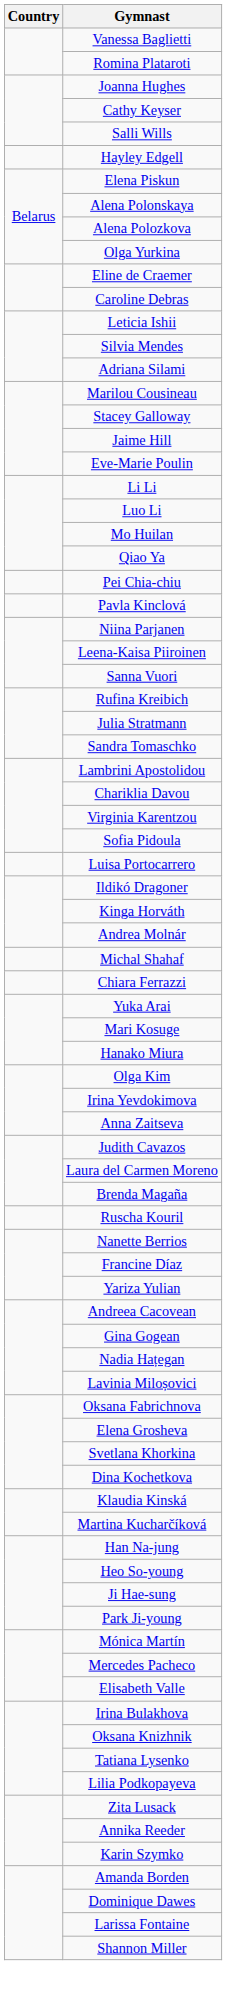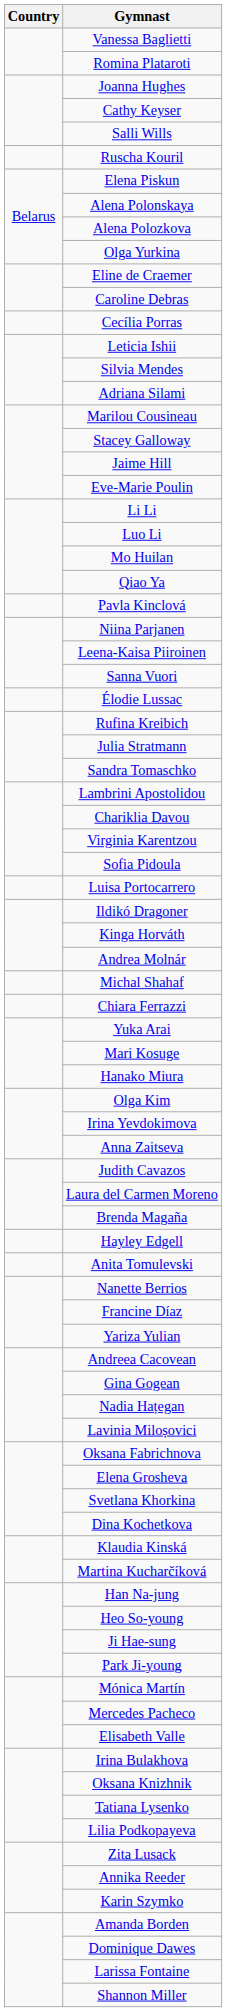rows swapped: (142, 1217) <-> (142, 157)
+ row: (142, 322)
- row: (142, 581)
+ row: (142, 699)
+ row: (142, 1265)
